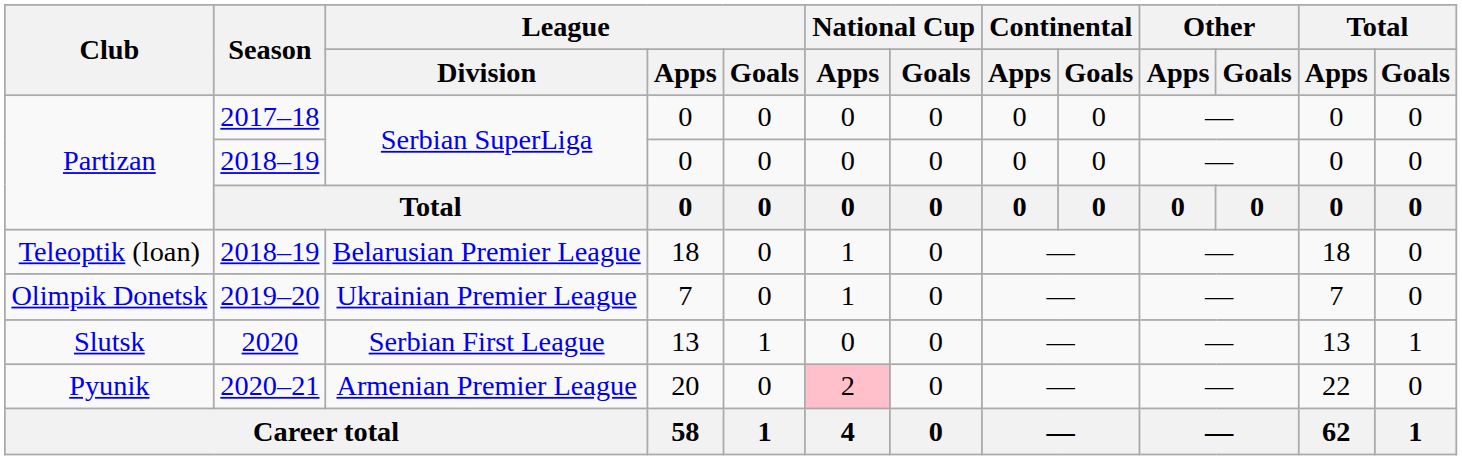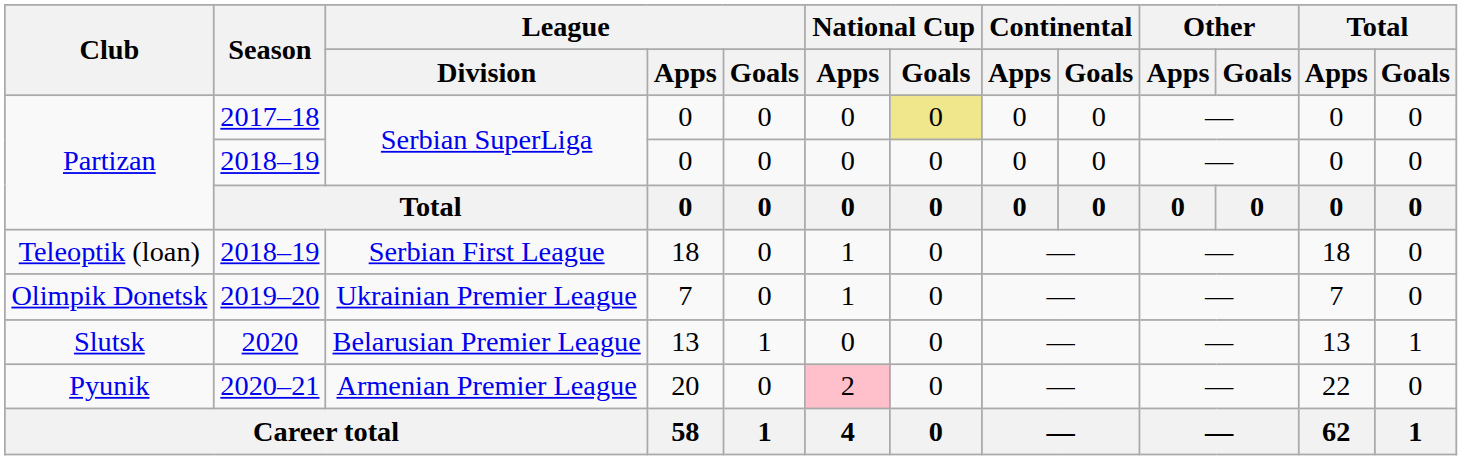(936, 116) no background -> (936, 116) khaki background
(487, 251) Belarusian Premier League -> (487, 251) Serbian First League
(487, 341) Serbian First League -> (487, 341) Belarusian Premier League
